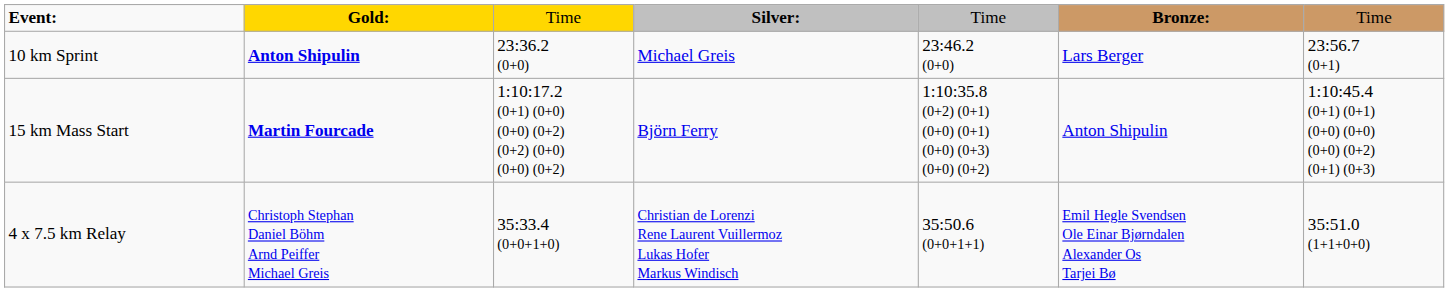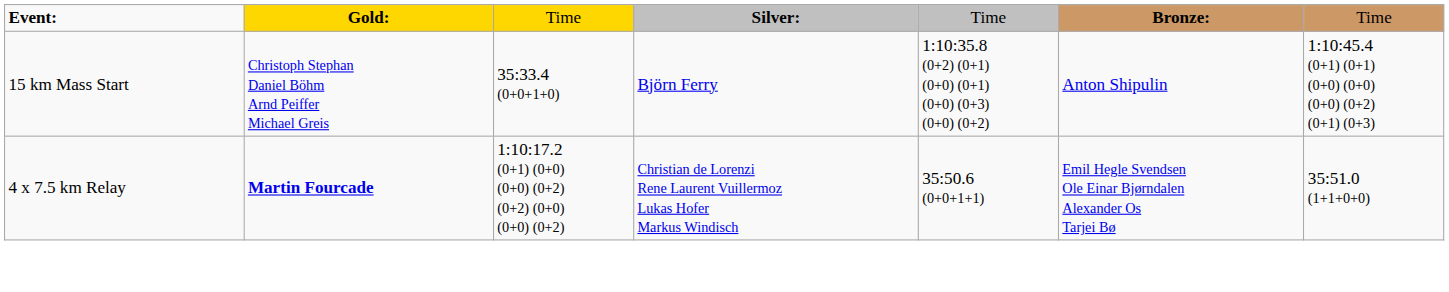- row: (53, 54)
(311, 130) Martin Fourcade -> (301, 94) Christoph Stephan Daniel Böhm Arnd Peiffer Michael Greis
(531, 130) 1:10:17.2 (0+1) (0+0) (0+0) (0+2) (0+2) (0+0) (0+0) (0+2) -> (528, 83) 35:33.4 (0+0+1+0)
(301, 245) Christoph Stephan Daniel Böhm Arnd Peiffer Michael Greis -> (311, 187) Martin Fourcade
(528, 234) 35:33.4 (0+0+1+0) -> (531, 187) 1:10:17.2 (0+1) (0+0) (0+0) (0+2) (0+2) (0+0) (0+0) (0+2)
